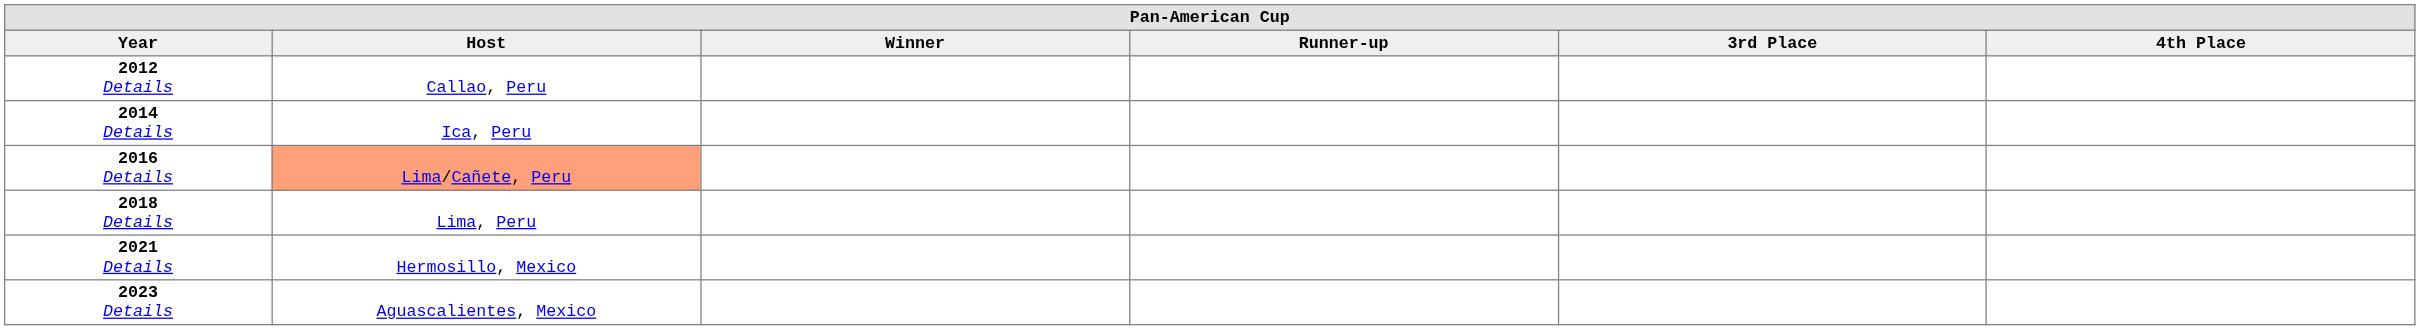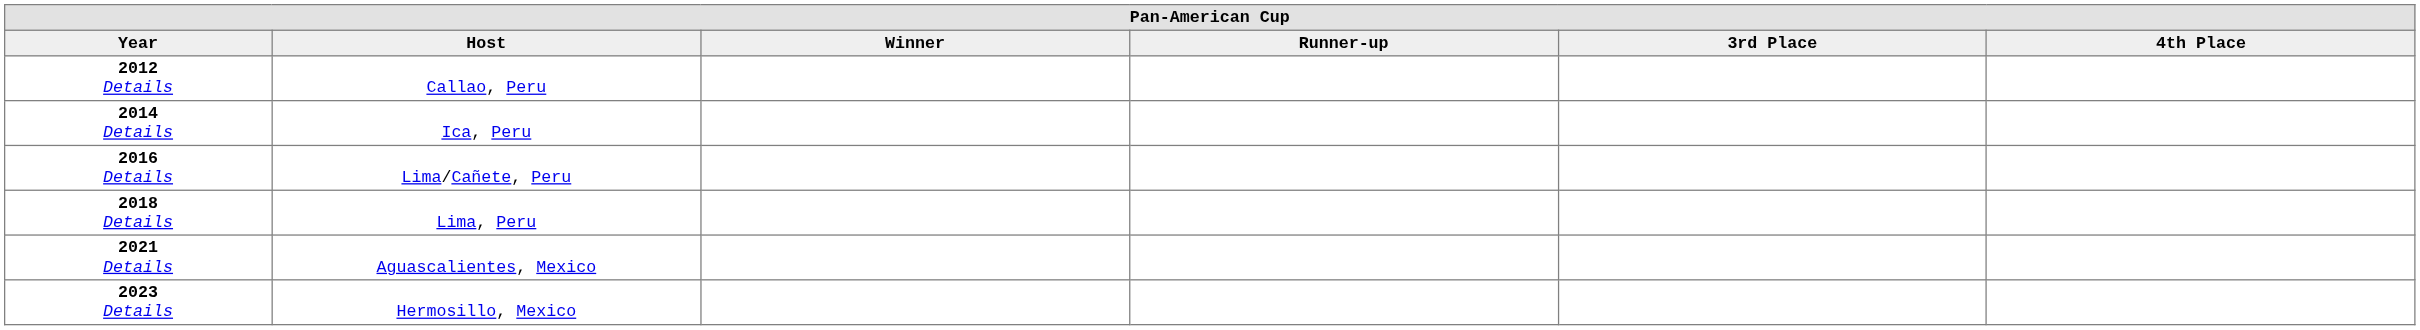(486, 177) lightsalmon background -> (486, 177) no background
(486, 267) Hermosillo, Mexico -> (486, 267) Aguascalientes, Mexico
(486, 312) Aguascalientes, Mexico -> (486, 312) Hermosillo, Mexico
